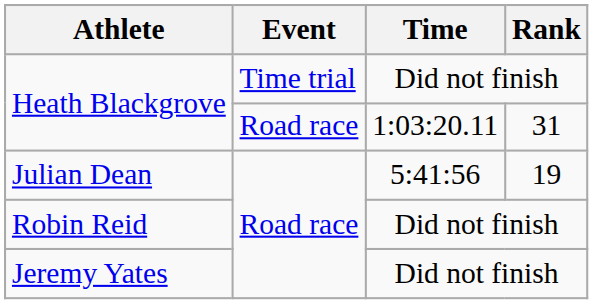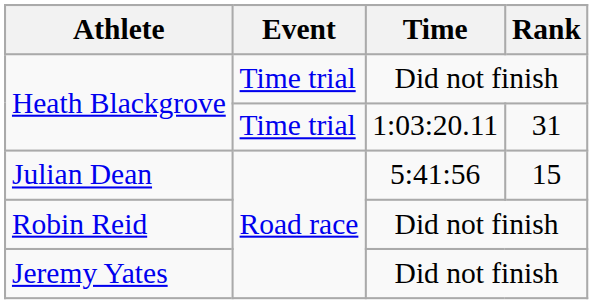(299, 126) Road race -> (298, 126) Time trial
(546, 175) 19 -> (546, 175) 15
